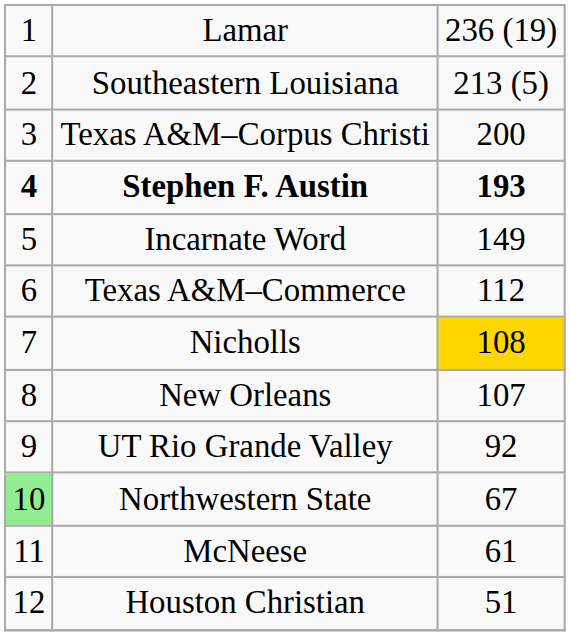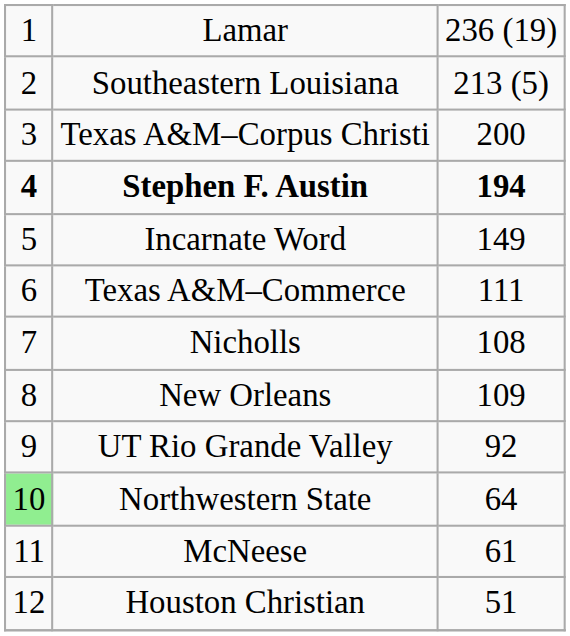(501, 186) 193 -> (501, 186) 194
(501, 290) 112 -> (501, 290) 111
(501, 342) gold background -> (501, 342) no background
(501, 394) 107 -> (501, 394) 109
(501, 498) 67 -> (501, 498) 64
